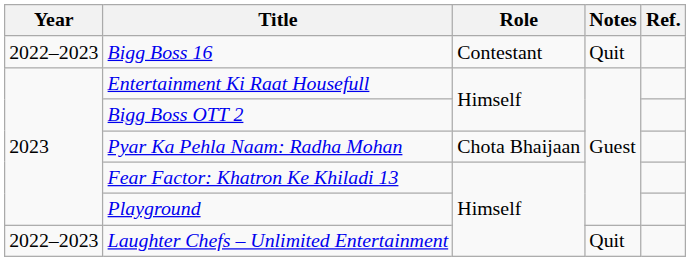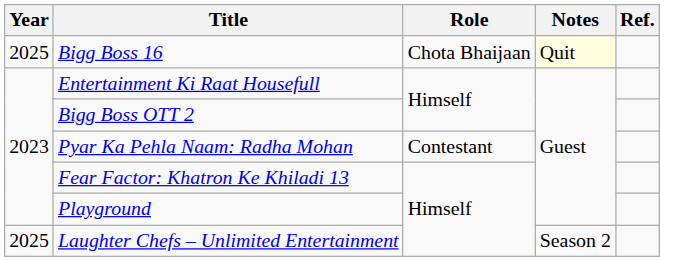(54, 51) 2022–2023 -> (29, 51) 2025
(500, 51) Contestant -> (469, 51) Chota Bhaijaan
(607, 51) no background -> (557, 51) lightyellow background
(519, 146) Chota Bhaijaan -> (450, 146) Contestant
(54, 240) 2022–2023 -> (29, 240) 2025
(607, 240) Quit -> (575, 240) Season 2
